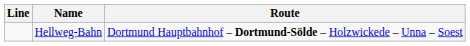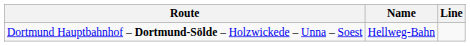columns swapped: (18, 13) <-> (285, 13)
